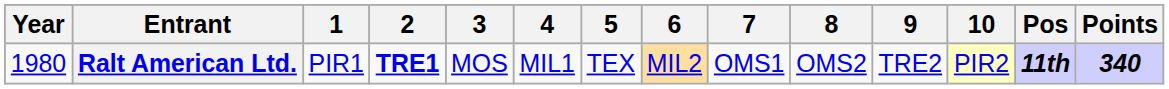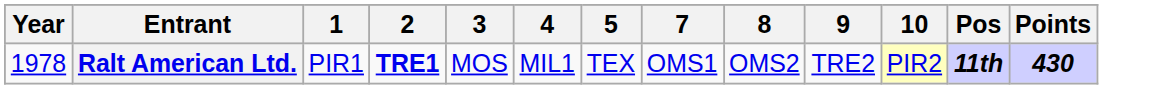- column: (674, 24)
(38, 63) 1980 -> (38, 63) 1978
(1120, 63) 340 -> (1053, 63) 430
